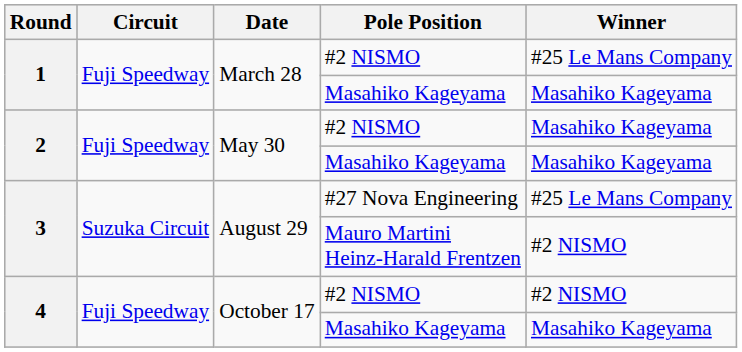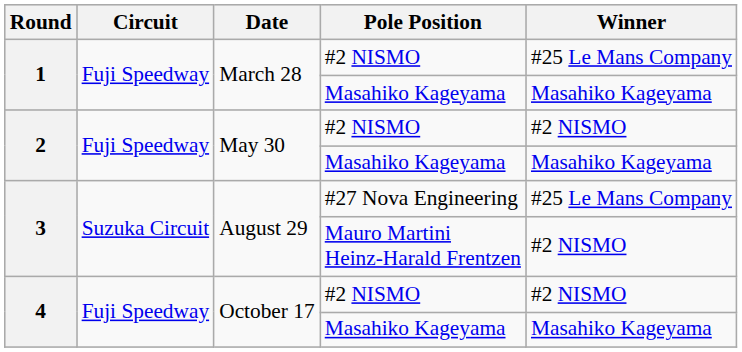(621, 127) Masahiko Kageyama -> (579, 127) #2 NISMO
